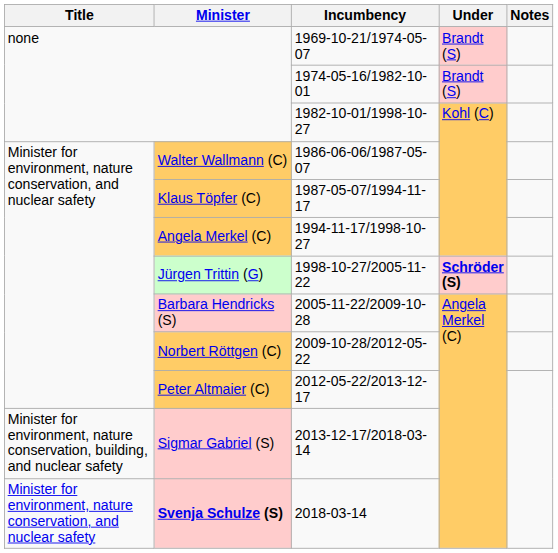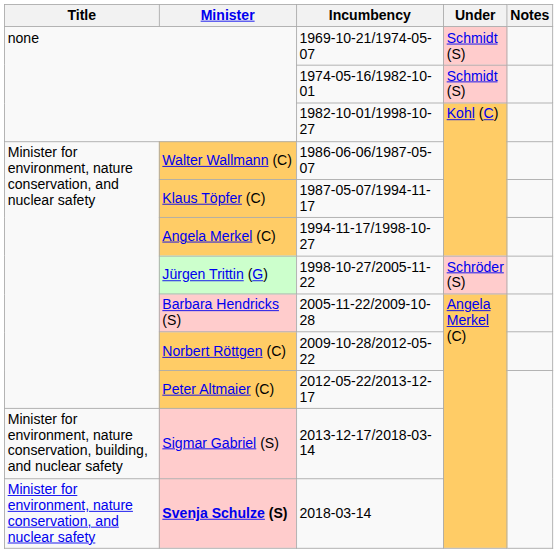(463, 45) Brandt (S) -> (472, 45) Schmidt (S)
(463, 84) Brandt (S) -> (472, 84) Schmidt (S)
(473, 274) bold -> (475, 274) normal
